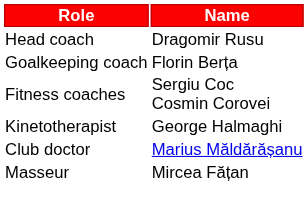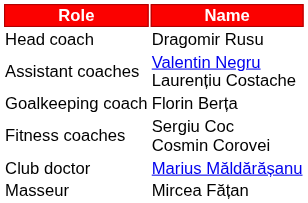+ row: (72, 71)
- row: (61, 126)
